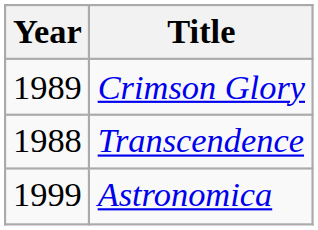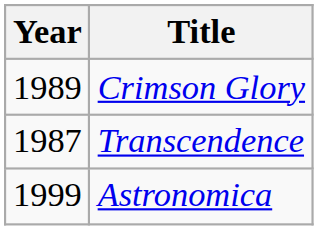(47, 140) 1988 -> (47, 140) 1987
